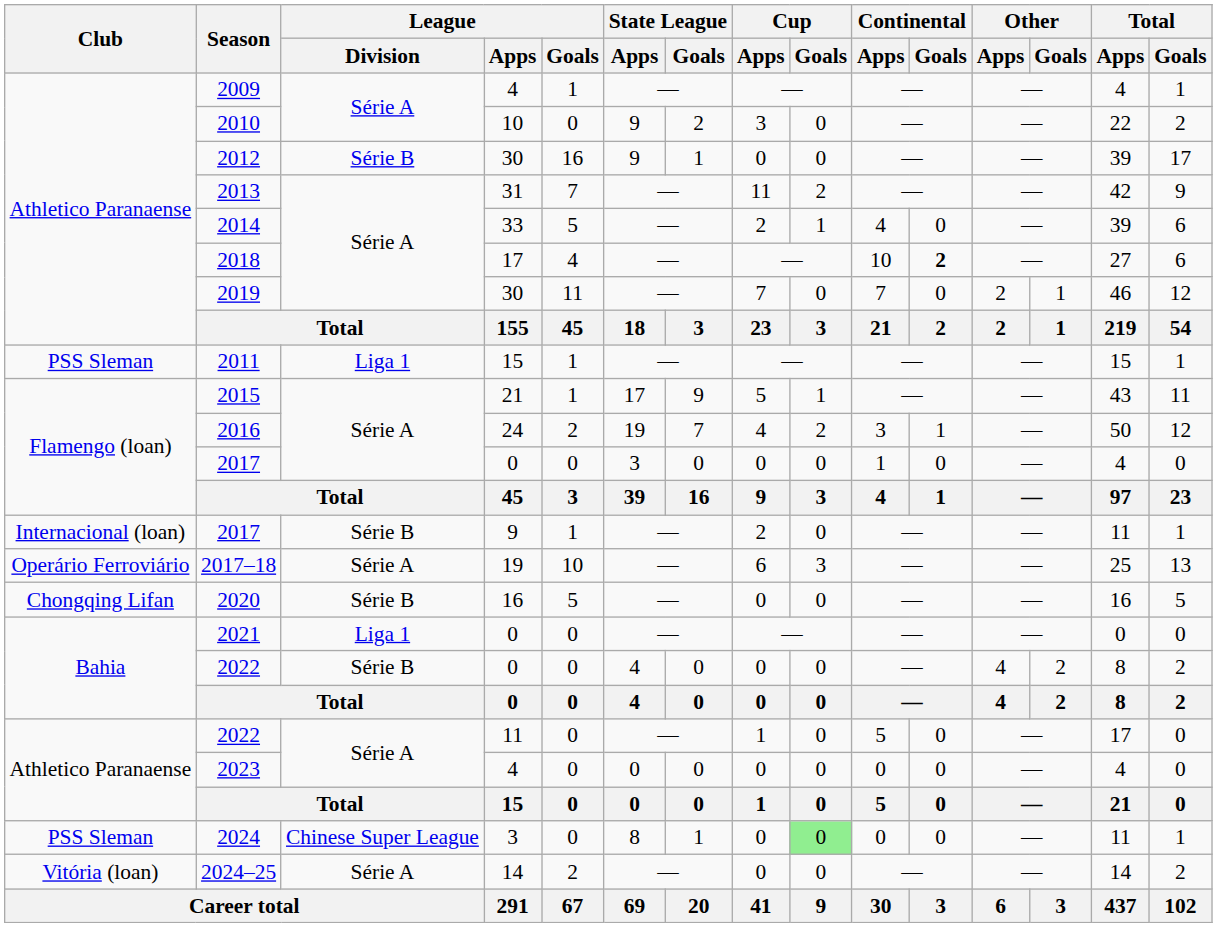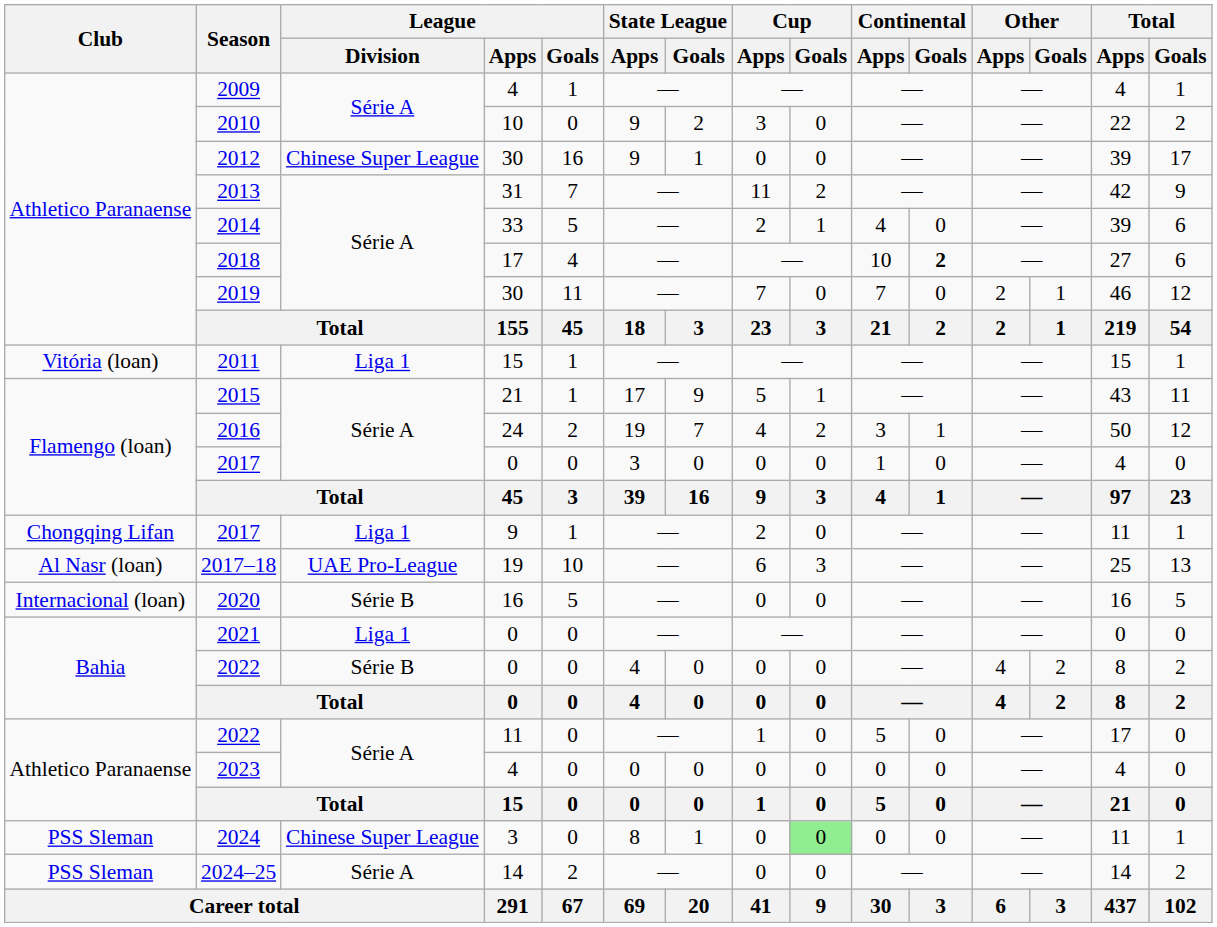(382, 157) Série B -> (382, 157) Chinese Super League
(100, 361) PSS Sleman -> (100, 361) Vitória (loan)
(100, 531) Internacional (loan) -> (100, 531) Chongqing Lifan
(382, 531) Série B -> (382, 531) Liga 1
(100, 565) Operário Ferroviário -> (100, 565) Al Nasr (loan)
(382, 565) Série A -> (382, 565) UAE Pro-League
(100, 599) Chongqing Lifan -> (100, 599) Internacional (loan)
(100, 871) Vitória (loan) -> (100, 871) PSS Sleman
